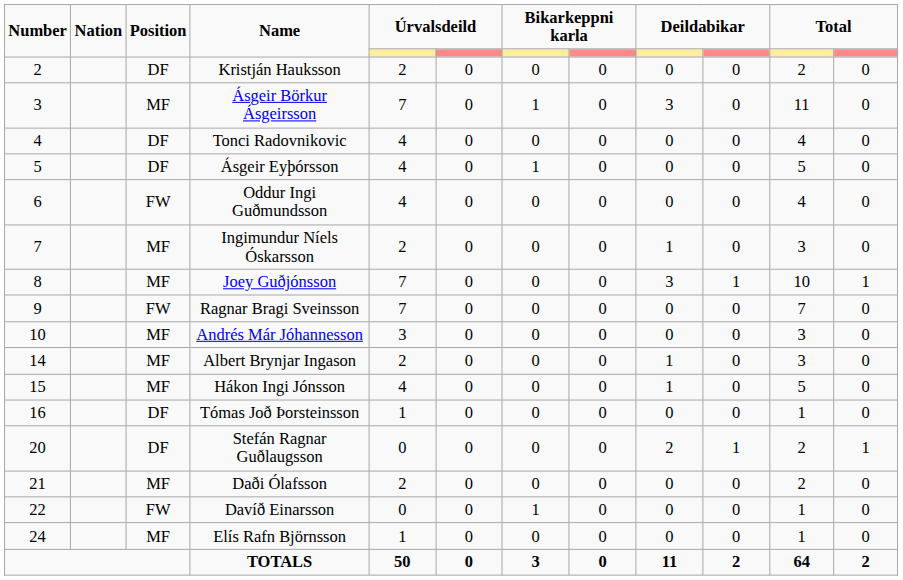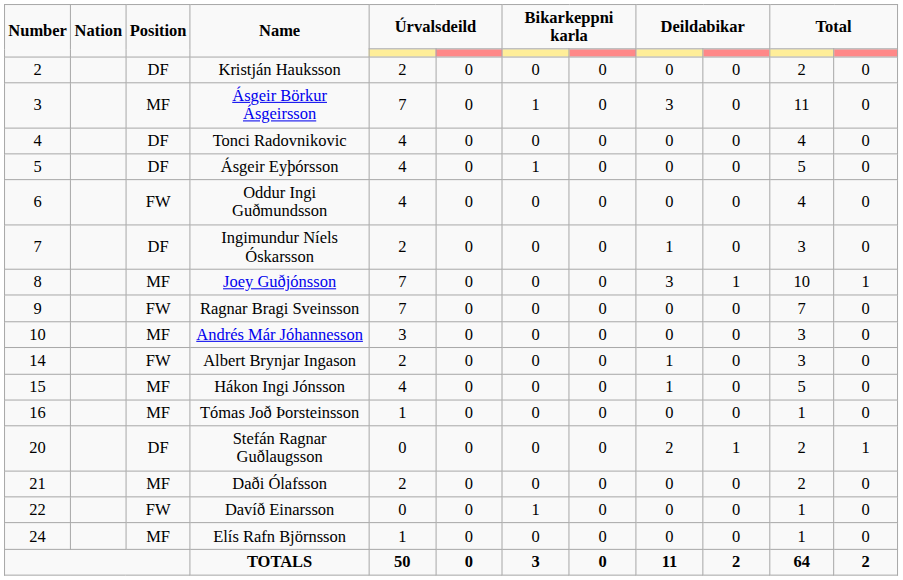(158, 246) MF -> (158, 246) DF
(158, 360) MF -> (158, 360) FW
(158, 412) DF -> (158, 412) MF
